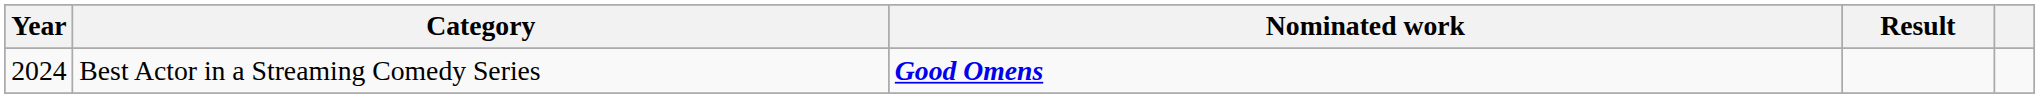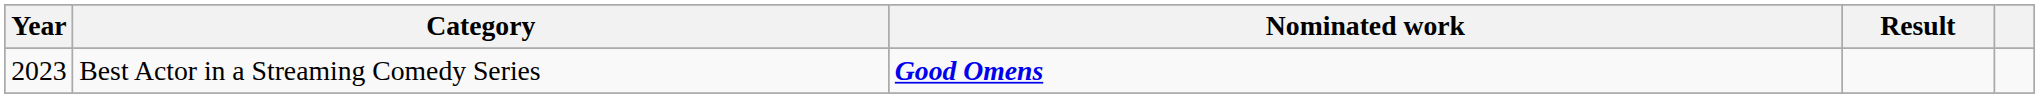(39, 70) 2024 -> (39, 70) 2023
